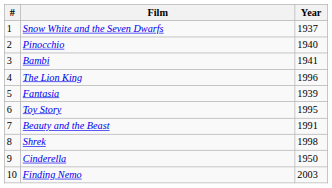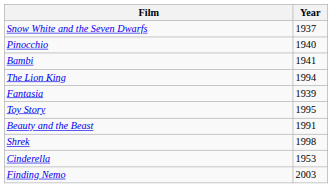- column: (12, 12)
(308, 77) 1996 -> (306, 77) 1994
(308, 158) 1950 -> (306, 158) 1953
